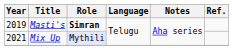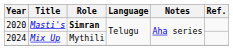(16, 25) 2019 -> (16, 25) 2020
(16, 38) 2021 -> (16, 38) 2024
(87, 38) lavender background -> (87, 38) no background
